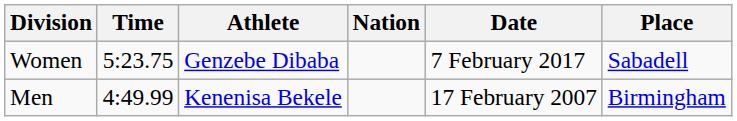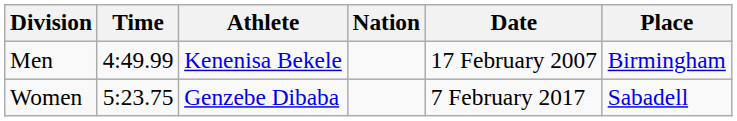rows swapped: (32, 97) <-> (46, 60)
